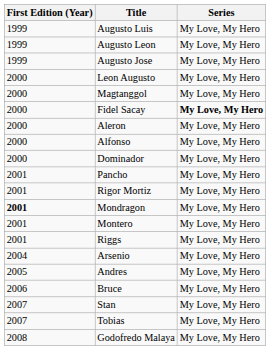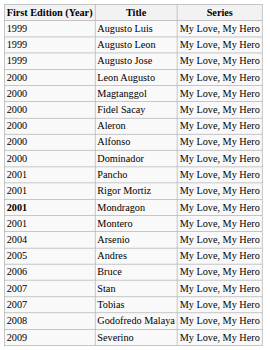(221, 110) bold -> (220, 110) normal
- row: (109, 239)
+ row: (115, 337)
